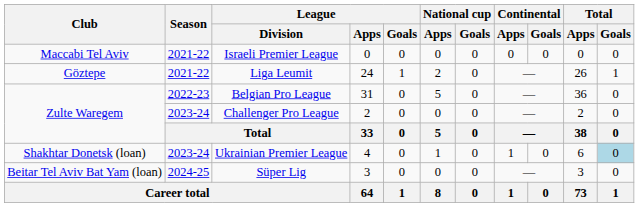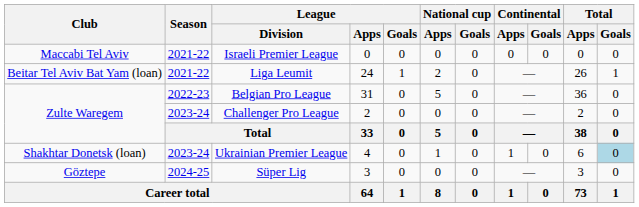(85, 73) Göztepe -> (85, 73) Beitar Tel Aviv Bat Yam (loan)
(85, 172) Beitar Tel Aviv Bat Yam (loan) -> (85, 172) Göztepe
